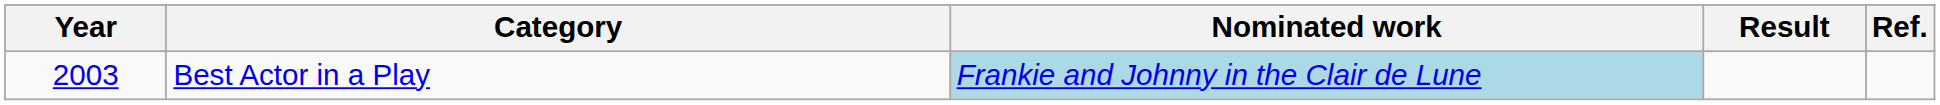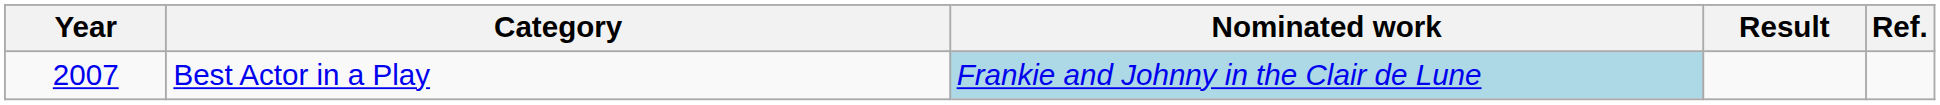(86, 74) 2003 -> (86, 74) 2007
